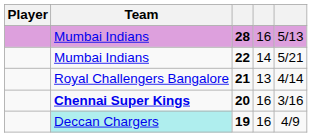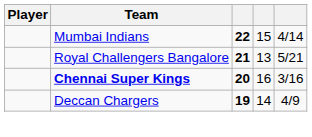- row: (243, 36)
(264, 57) 14 -> (264, 36) 15
(290, 57) 5/21 -> (290, 36) 4/14
(290, 79) 4/14 -> (290, 57) 5/21
(106, 121) paleturquoise background -> (106, 100) no background
(264, 121) 16 -> (264, 100) 14
